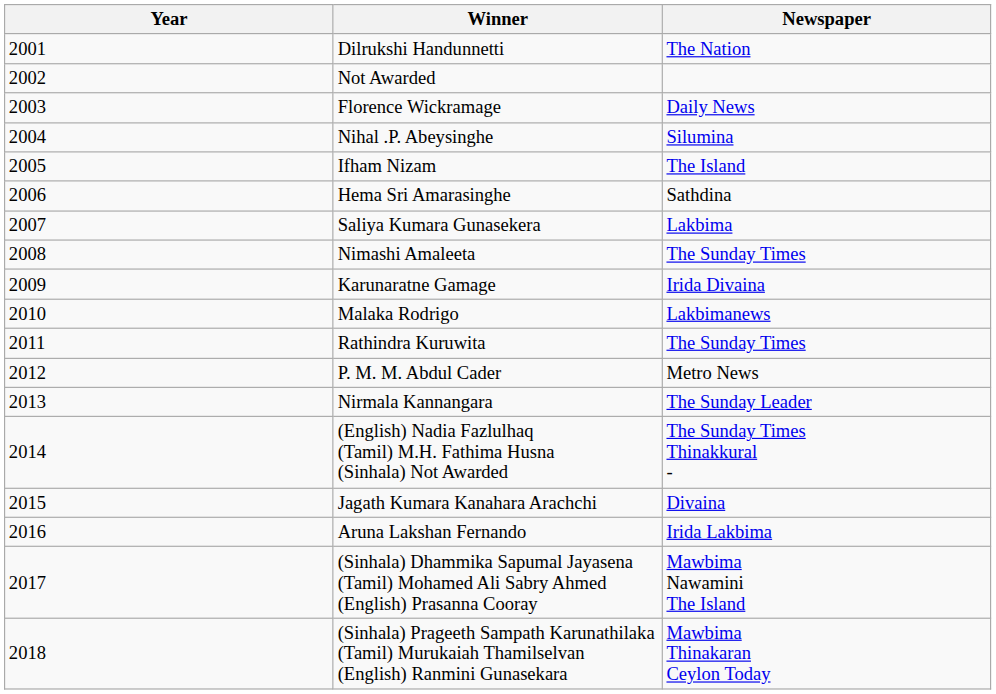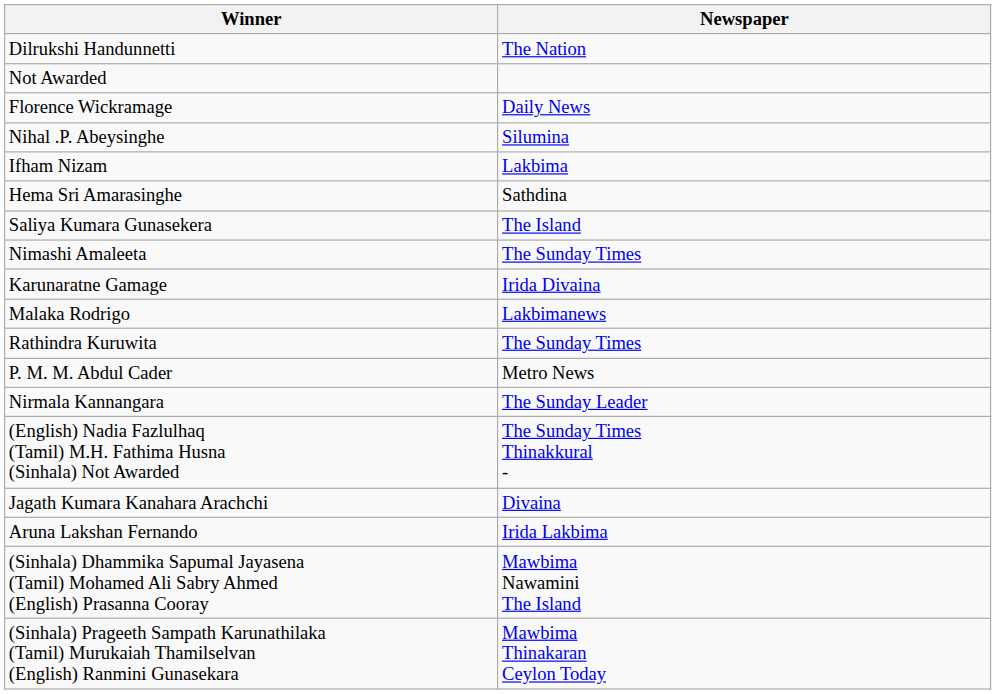- column: (169, 19)
(706, 166) The Island -> (535, 166) Lakbima
(699, 225) Lakbima -> (542, 225) The Island
